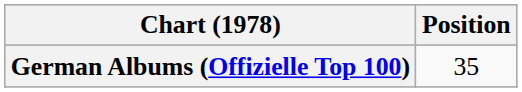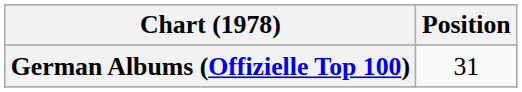(466, 65) 35 -> (466, 65) 31
